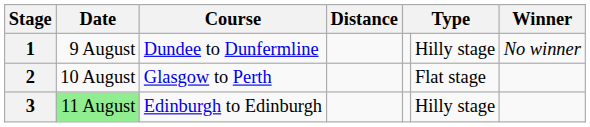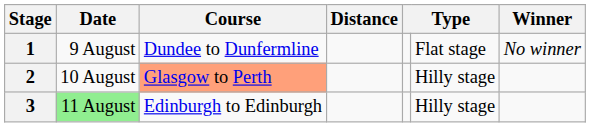(455, 48) Hilly stage -> (450, 48) Flat stage
(208, 77) no background -> (208, 77) lightsalmon background
(450, 77) Flat stage -> (455, 77) Hilly stage
